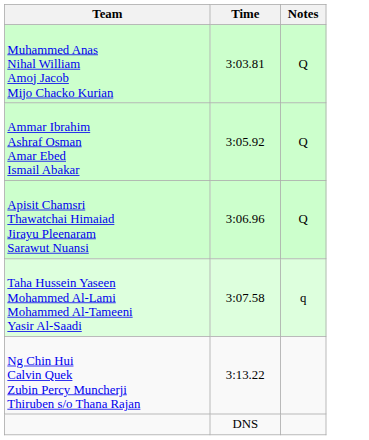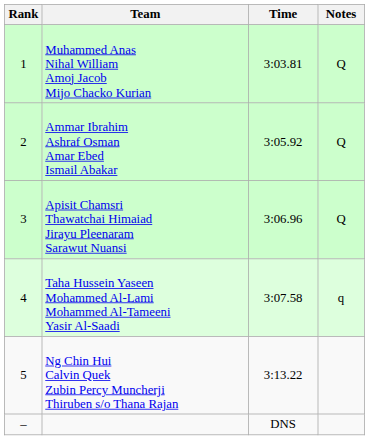+ column: (23, 14)
